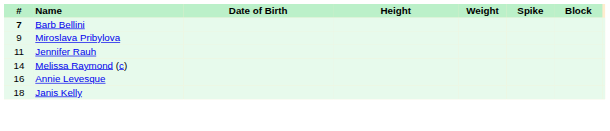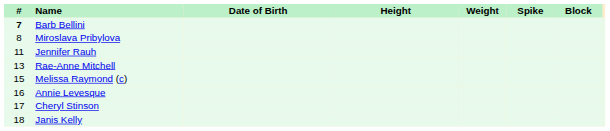(19, 38) 9 -> (19, 38) 8
+ row: (75, 65)
(19, 65) 14 -> (19, 79) 15
+ row: (67, 106)
